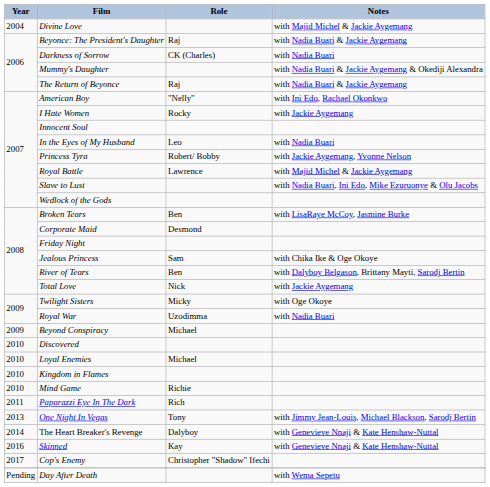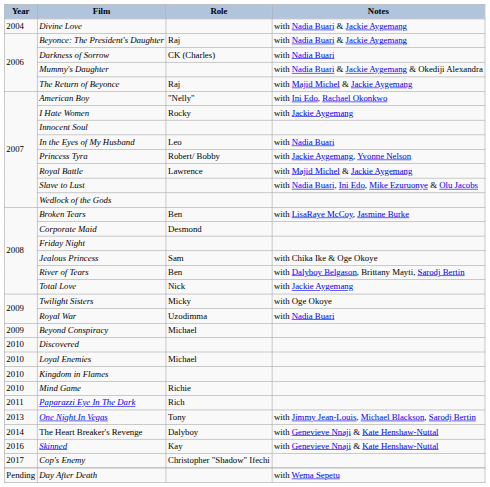(343, 26) with Majid Michel & Jackie Aygemang -> (340, 26) with Nadia Buari & Jackie Aygemang
(340, 84) with Nadia Buari & Jackie Aygemang -> (343, 84) with Majid Michel & Jackie Aygemang
